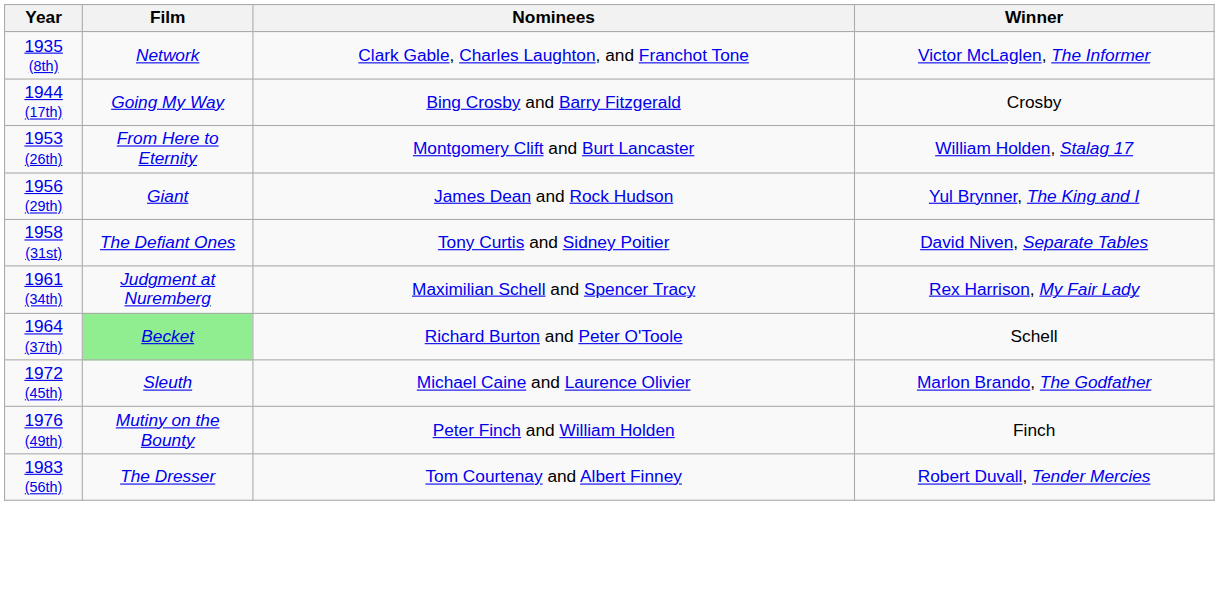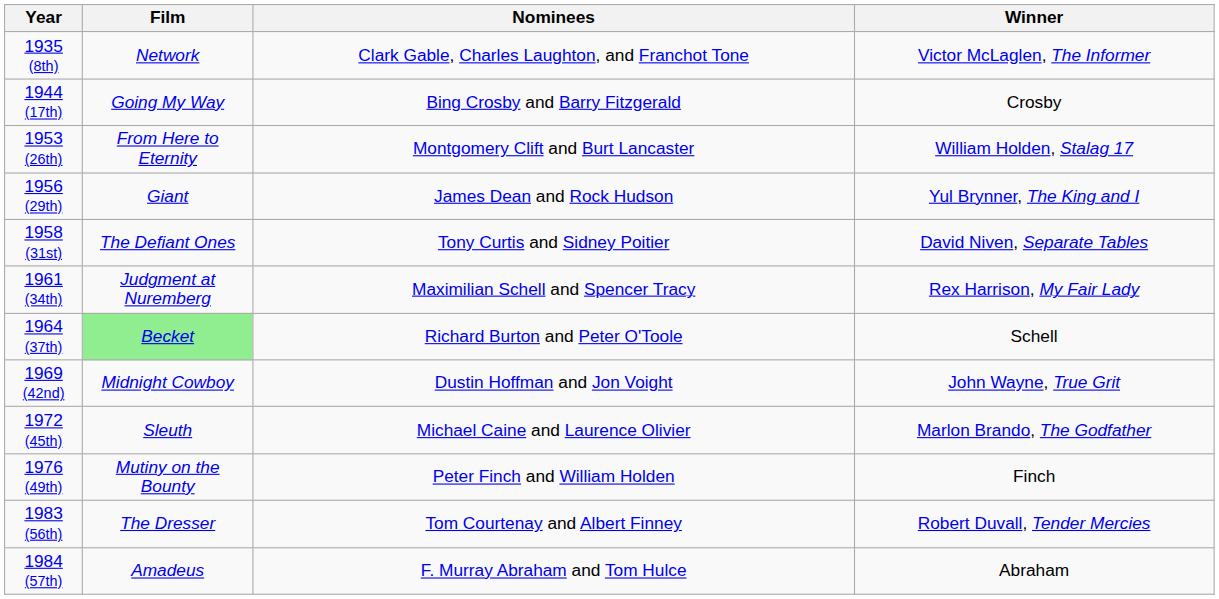+ row: (44, 383)
+ row: (44, 570)
